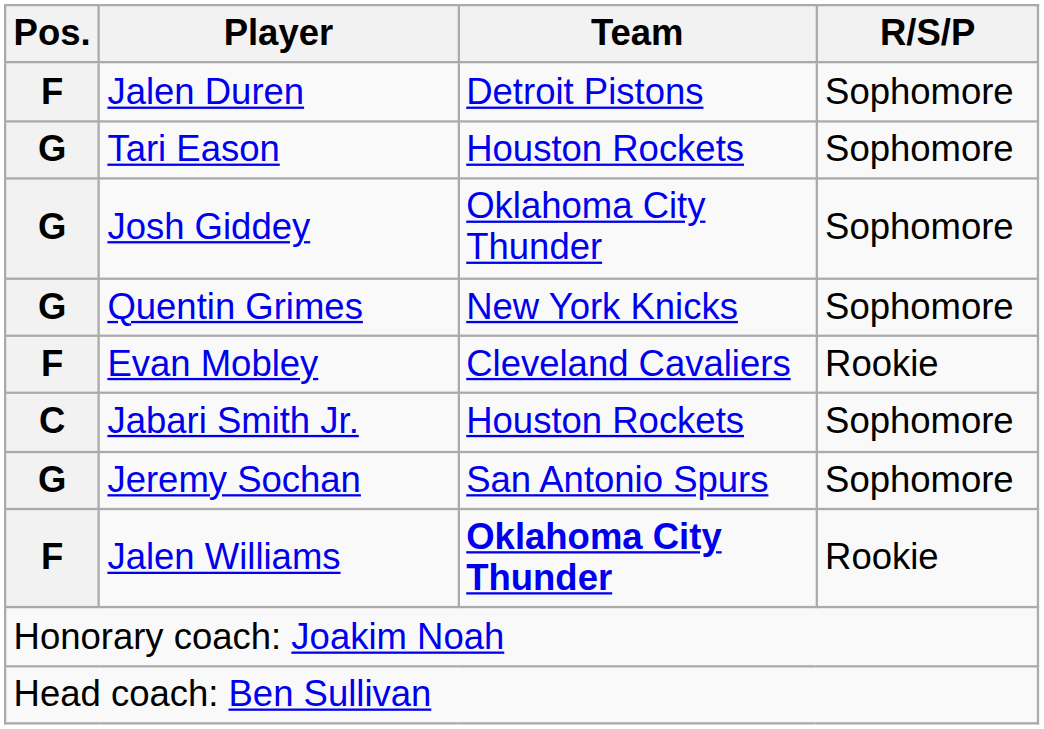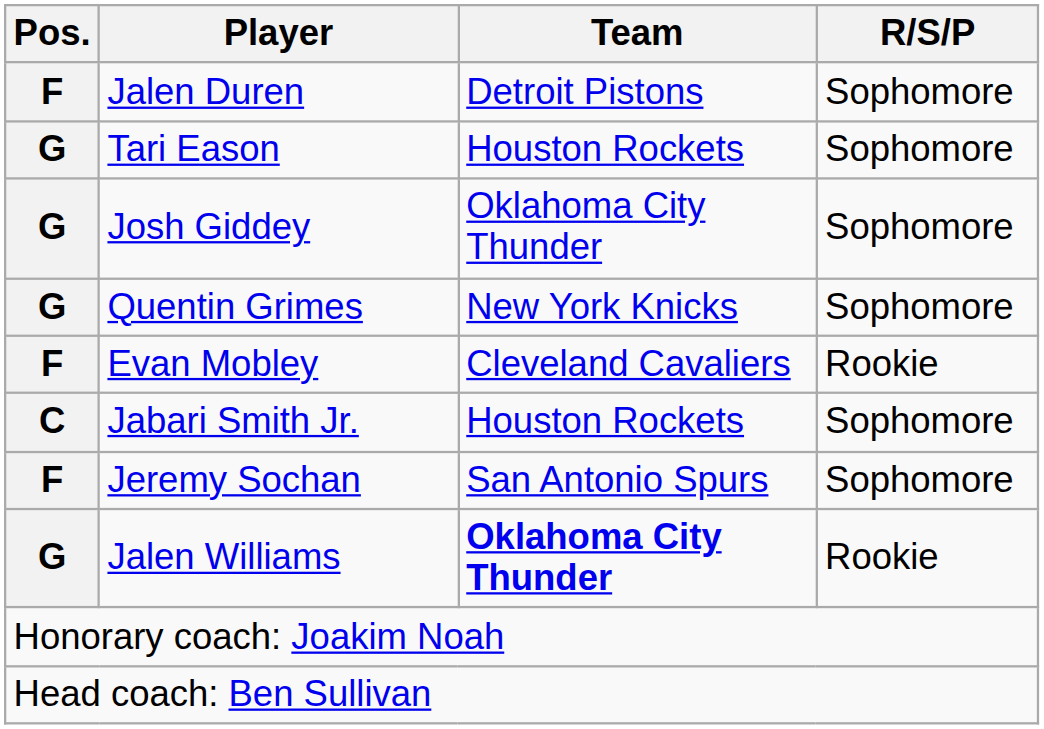(52, 479) G -> (52, 479) F
(52, 557) F -> (52, 557) G
